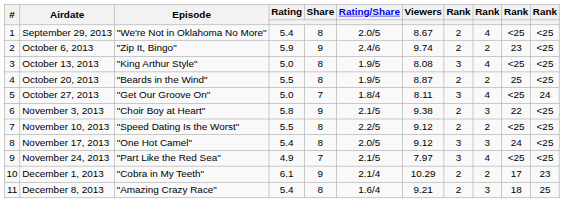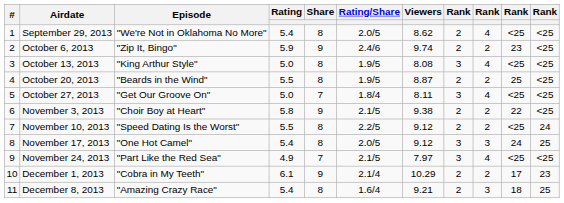(423, 32) 8.67 -> (423, 32) 8.62
(545, 95) 24 -> (545, 95) <25
(487, 111) 3 -> (487, 111) 2
(545, 127) <25 -> (545, 127) 24
(545, 142) <25 -> (545, 142) 25
